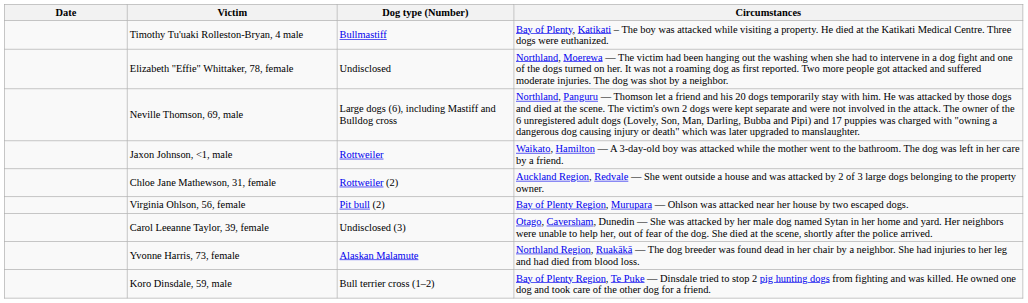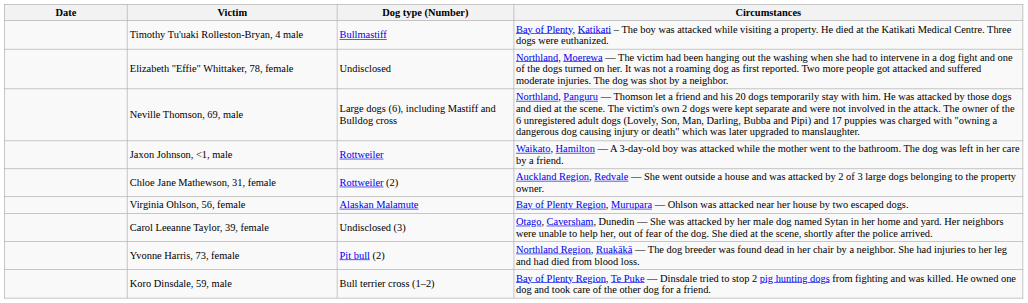(362, 205) Pit bull (2) -> (379, 205) Alaskan Malamute
(379, 255) Alaskan Malamute -> (362, 255) Pit bull (2)
